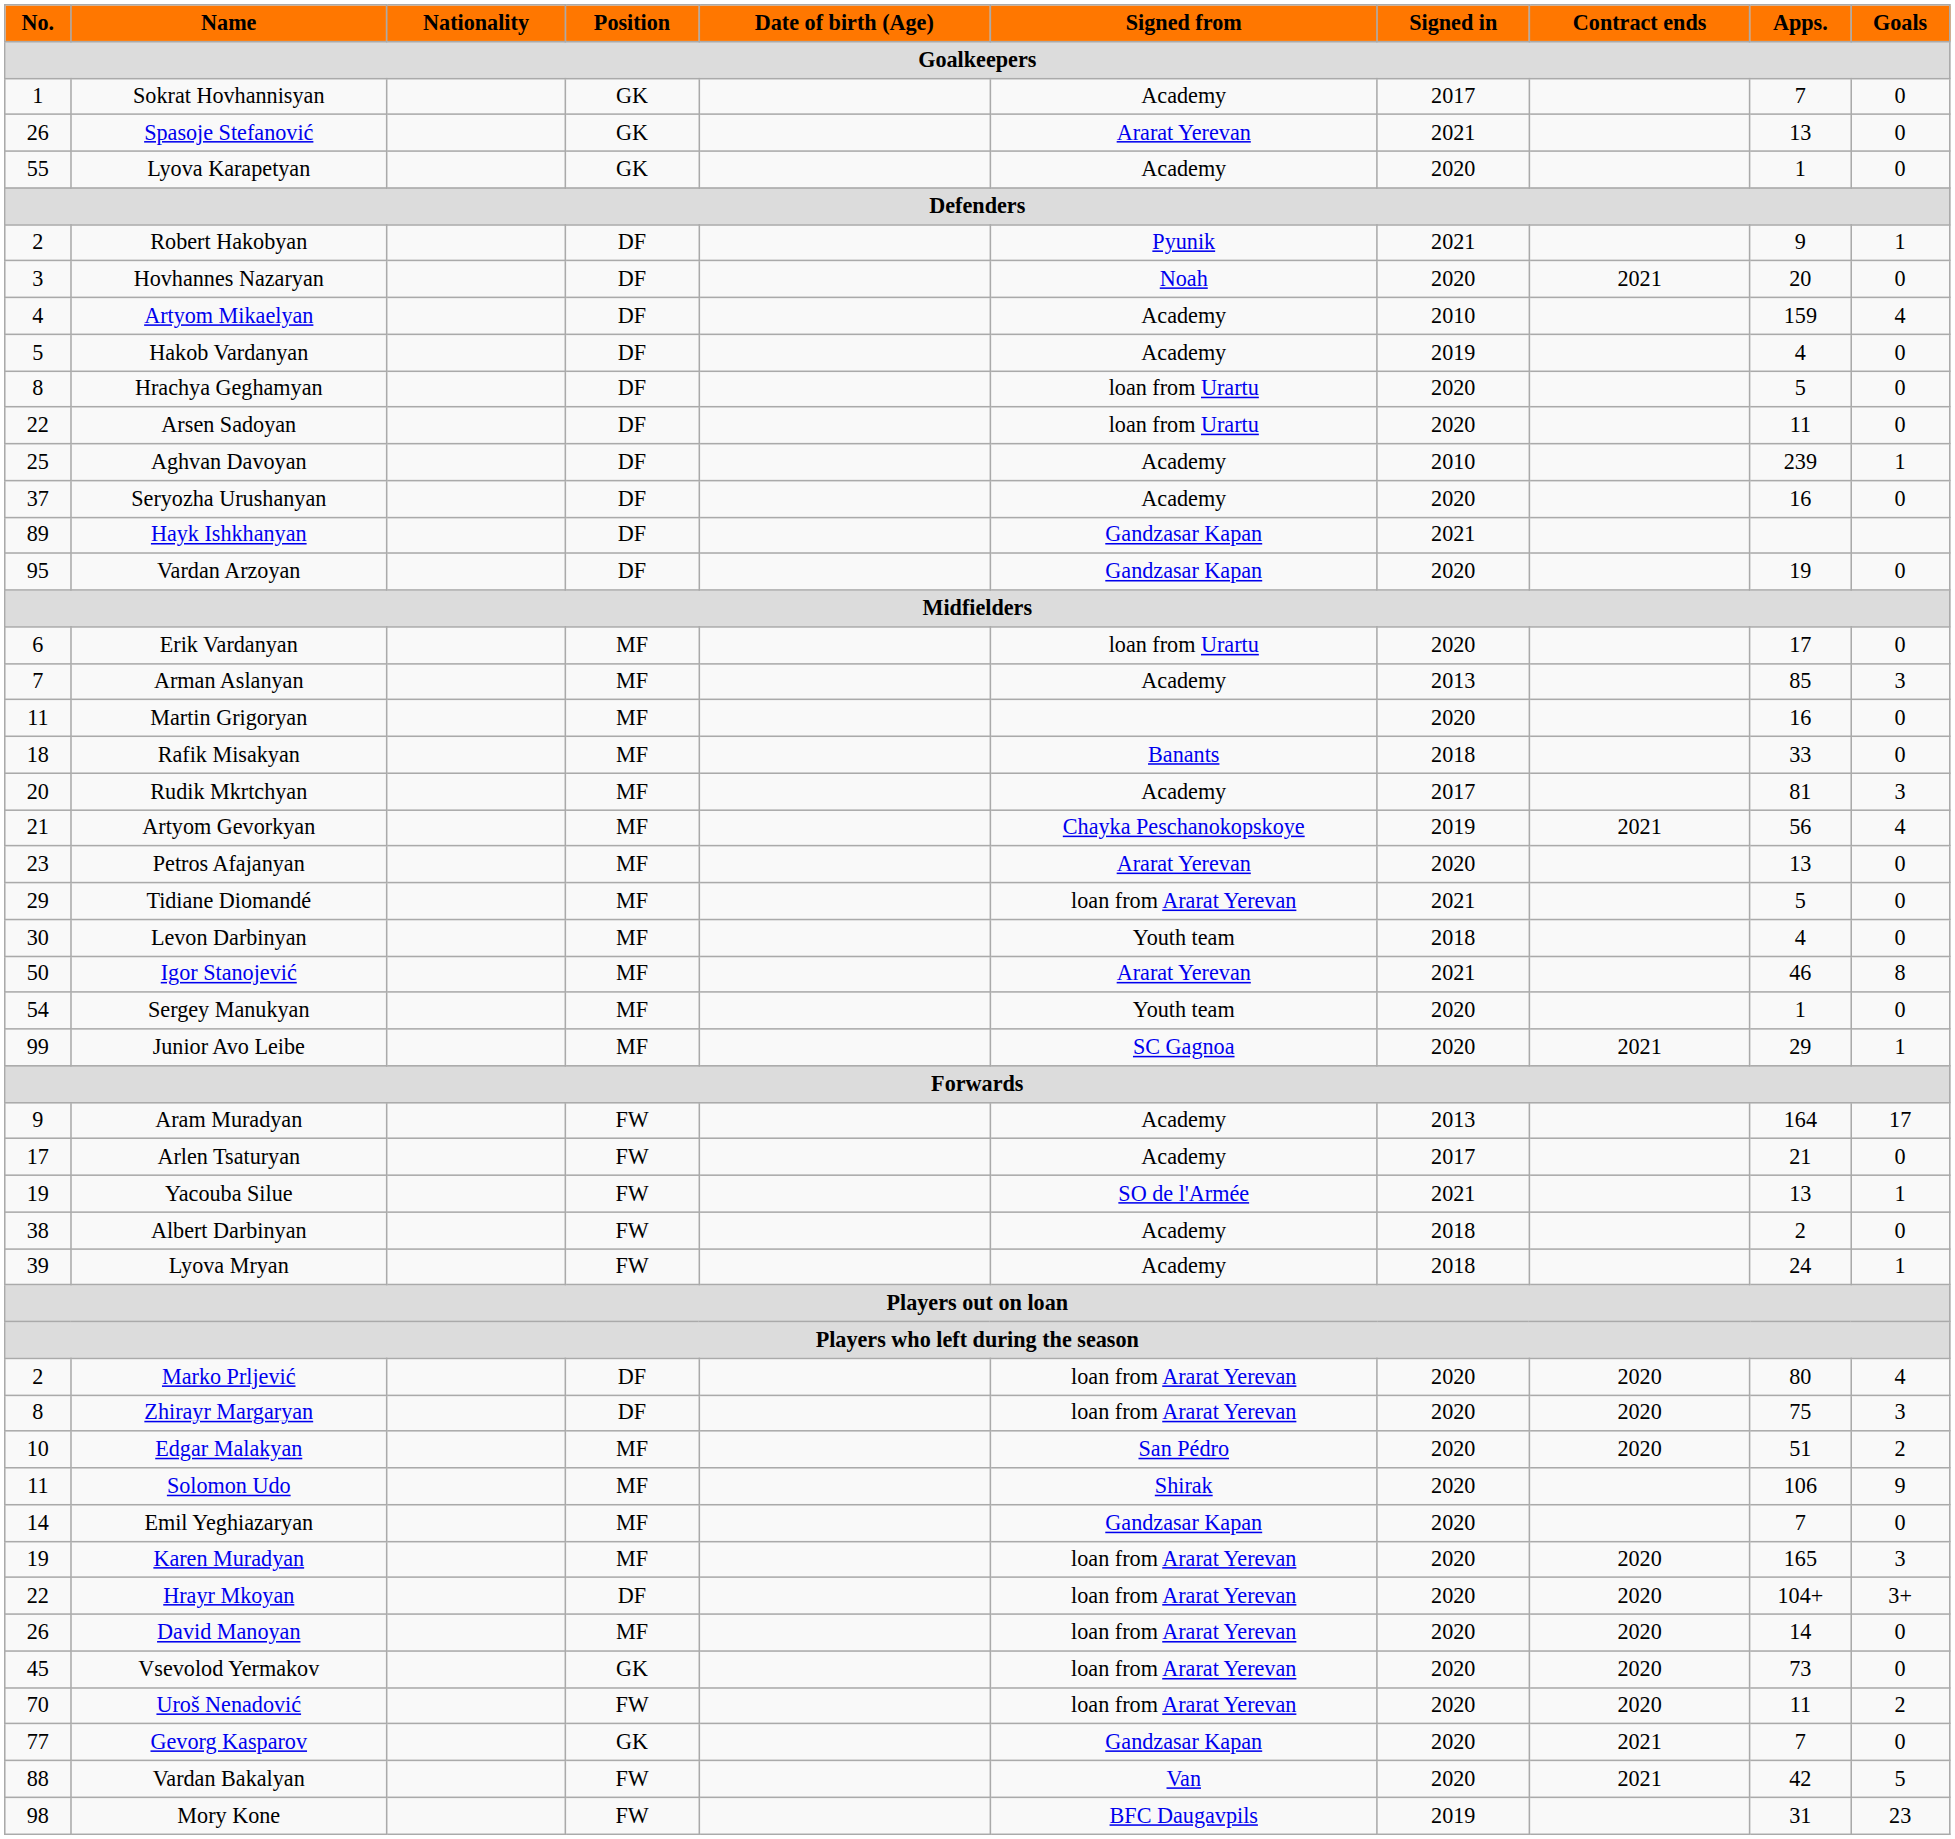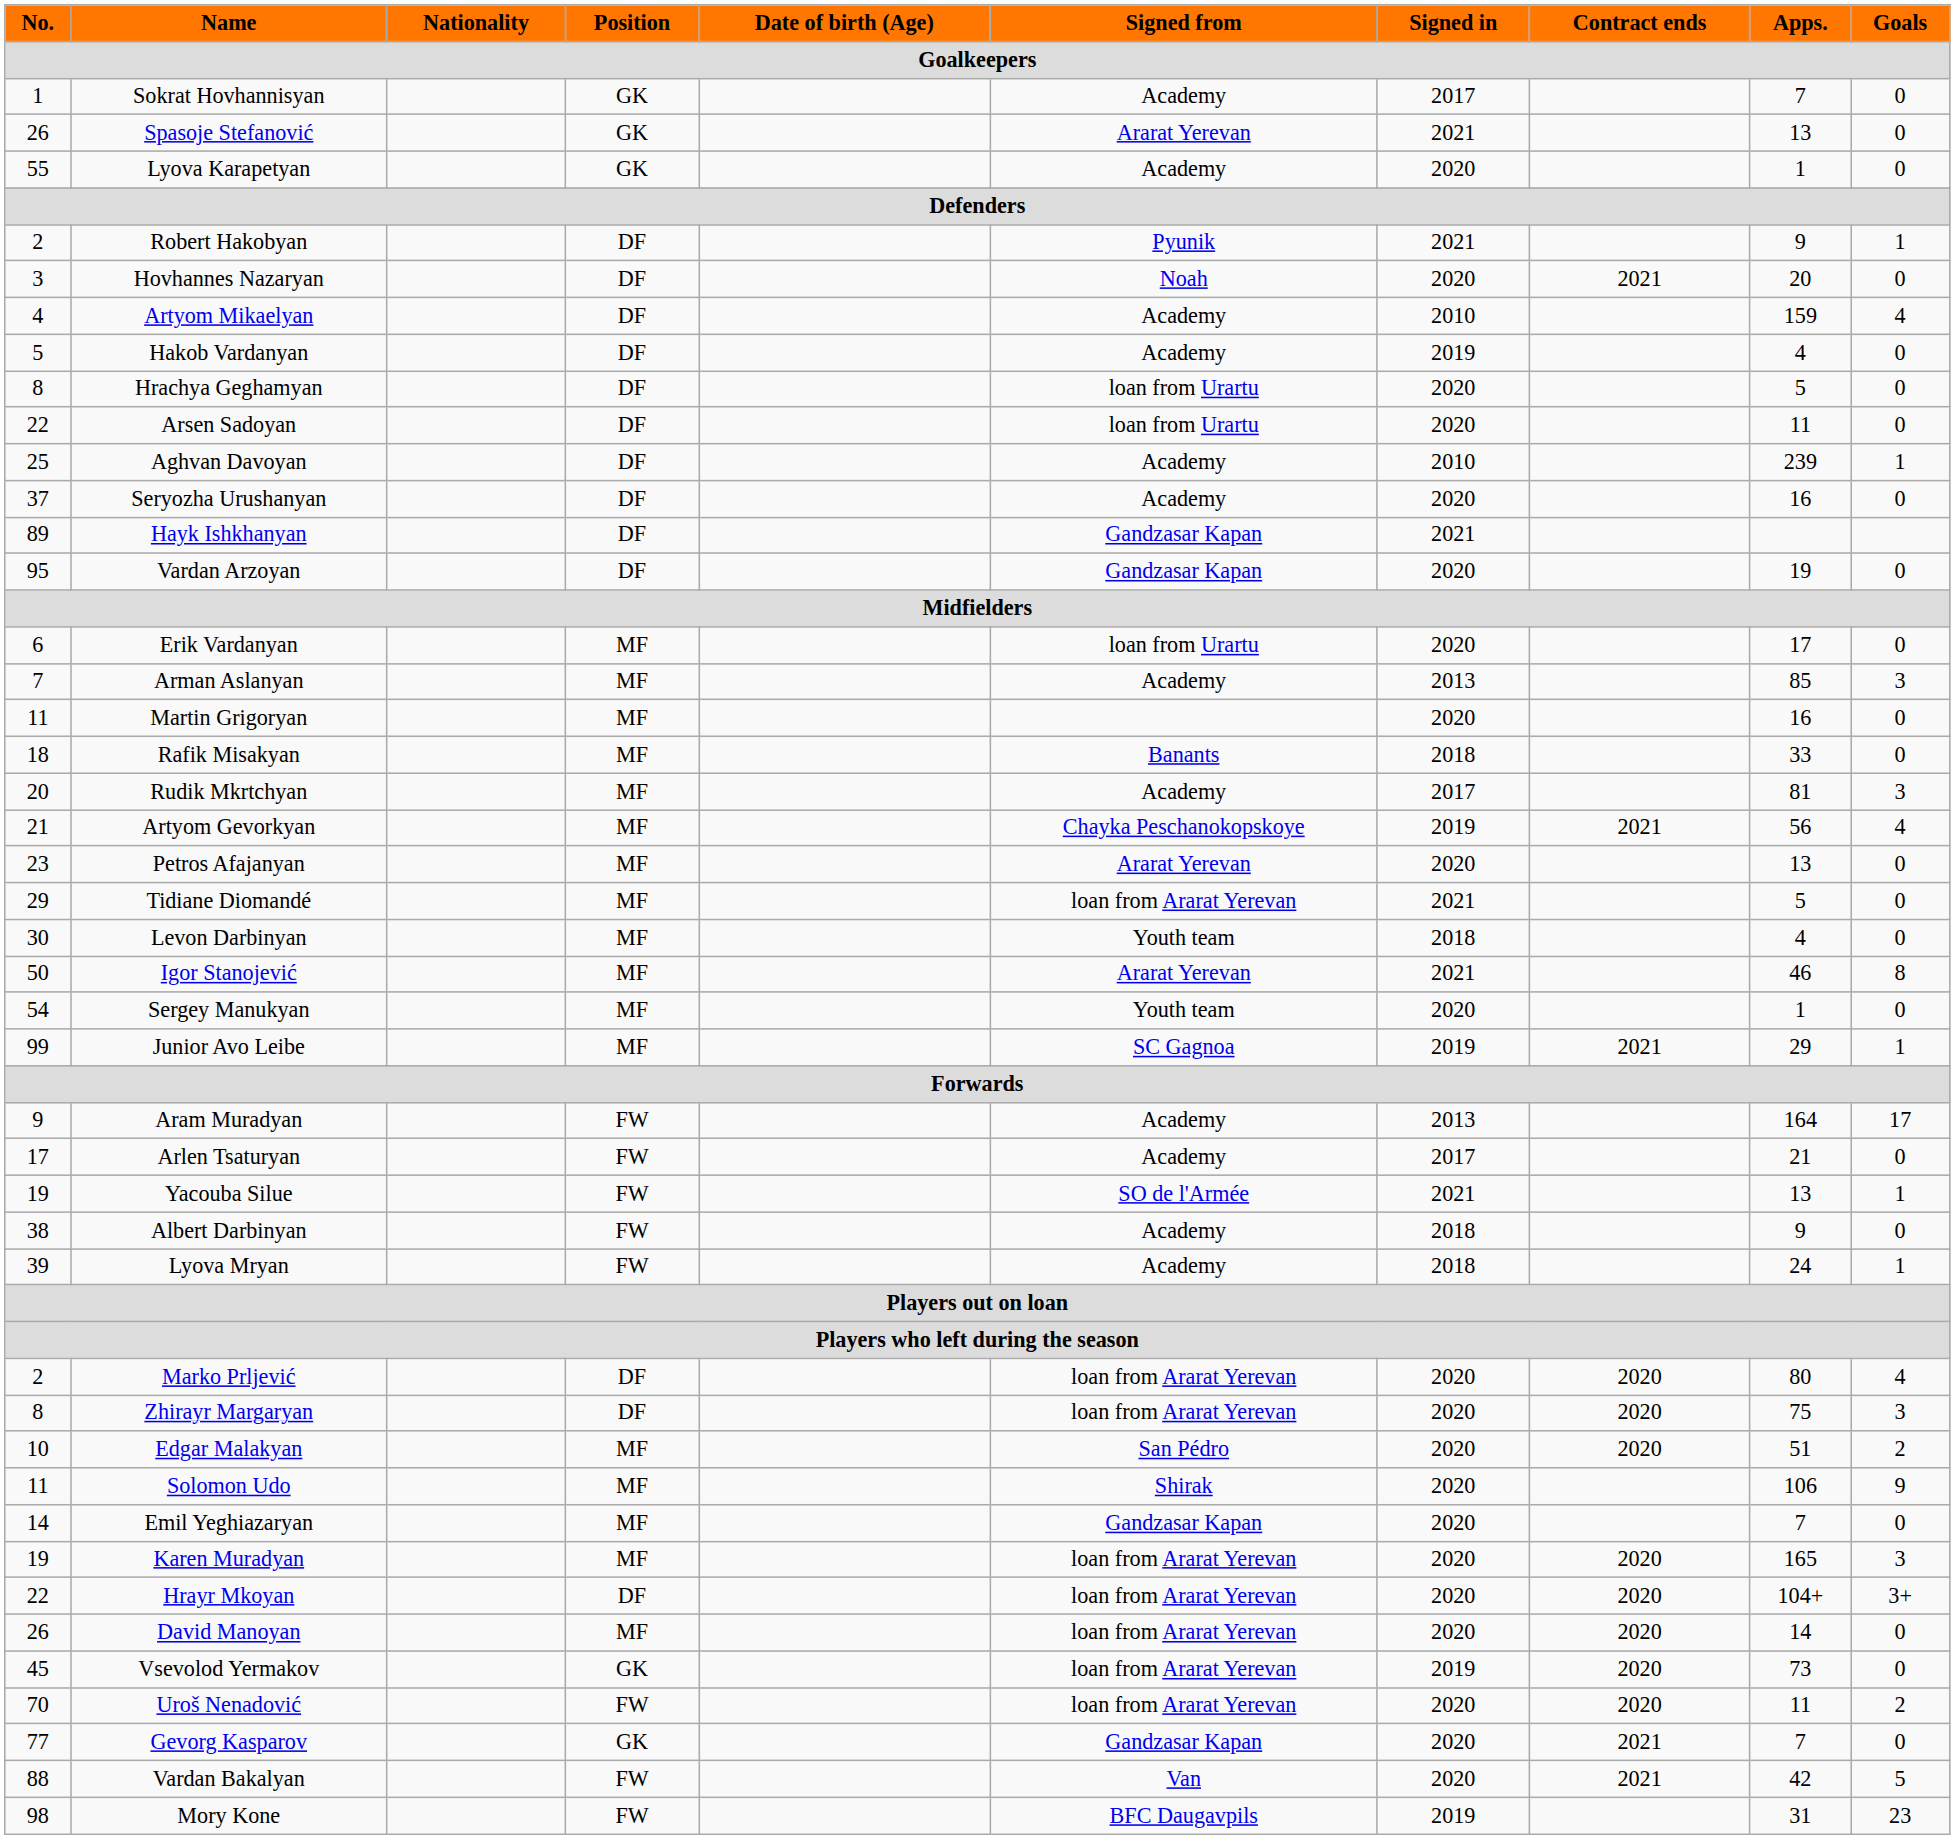(1453, 1047) 2020 -> (1453, 1047) 2019
(1800, 1230) 2 -> (1800, 1230) 9
(1453, 1669) 2020 -> (1453, 1669) 2019
